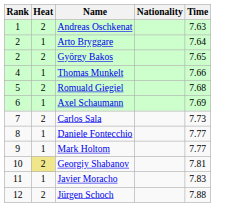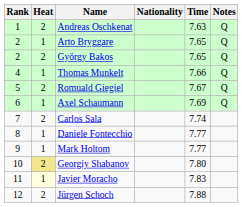+ column: (224, 12)
(198, 42) 7.64 -> (198, 42) 7.65
(198, 88) 7.68 -> (198, 88) 7.67
(198, 118) 7.73 -> (198, 118) 7.74
(198, 164) 7.81 -> (198, 164) 7.80
(43, 179) no background -> (43, 179) lightyellow background
